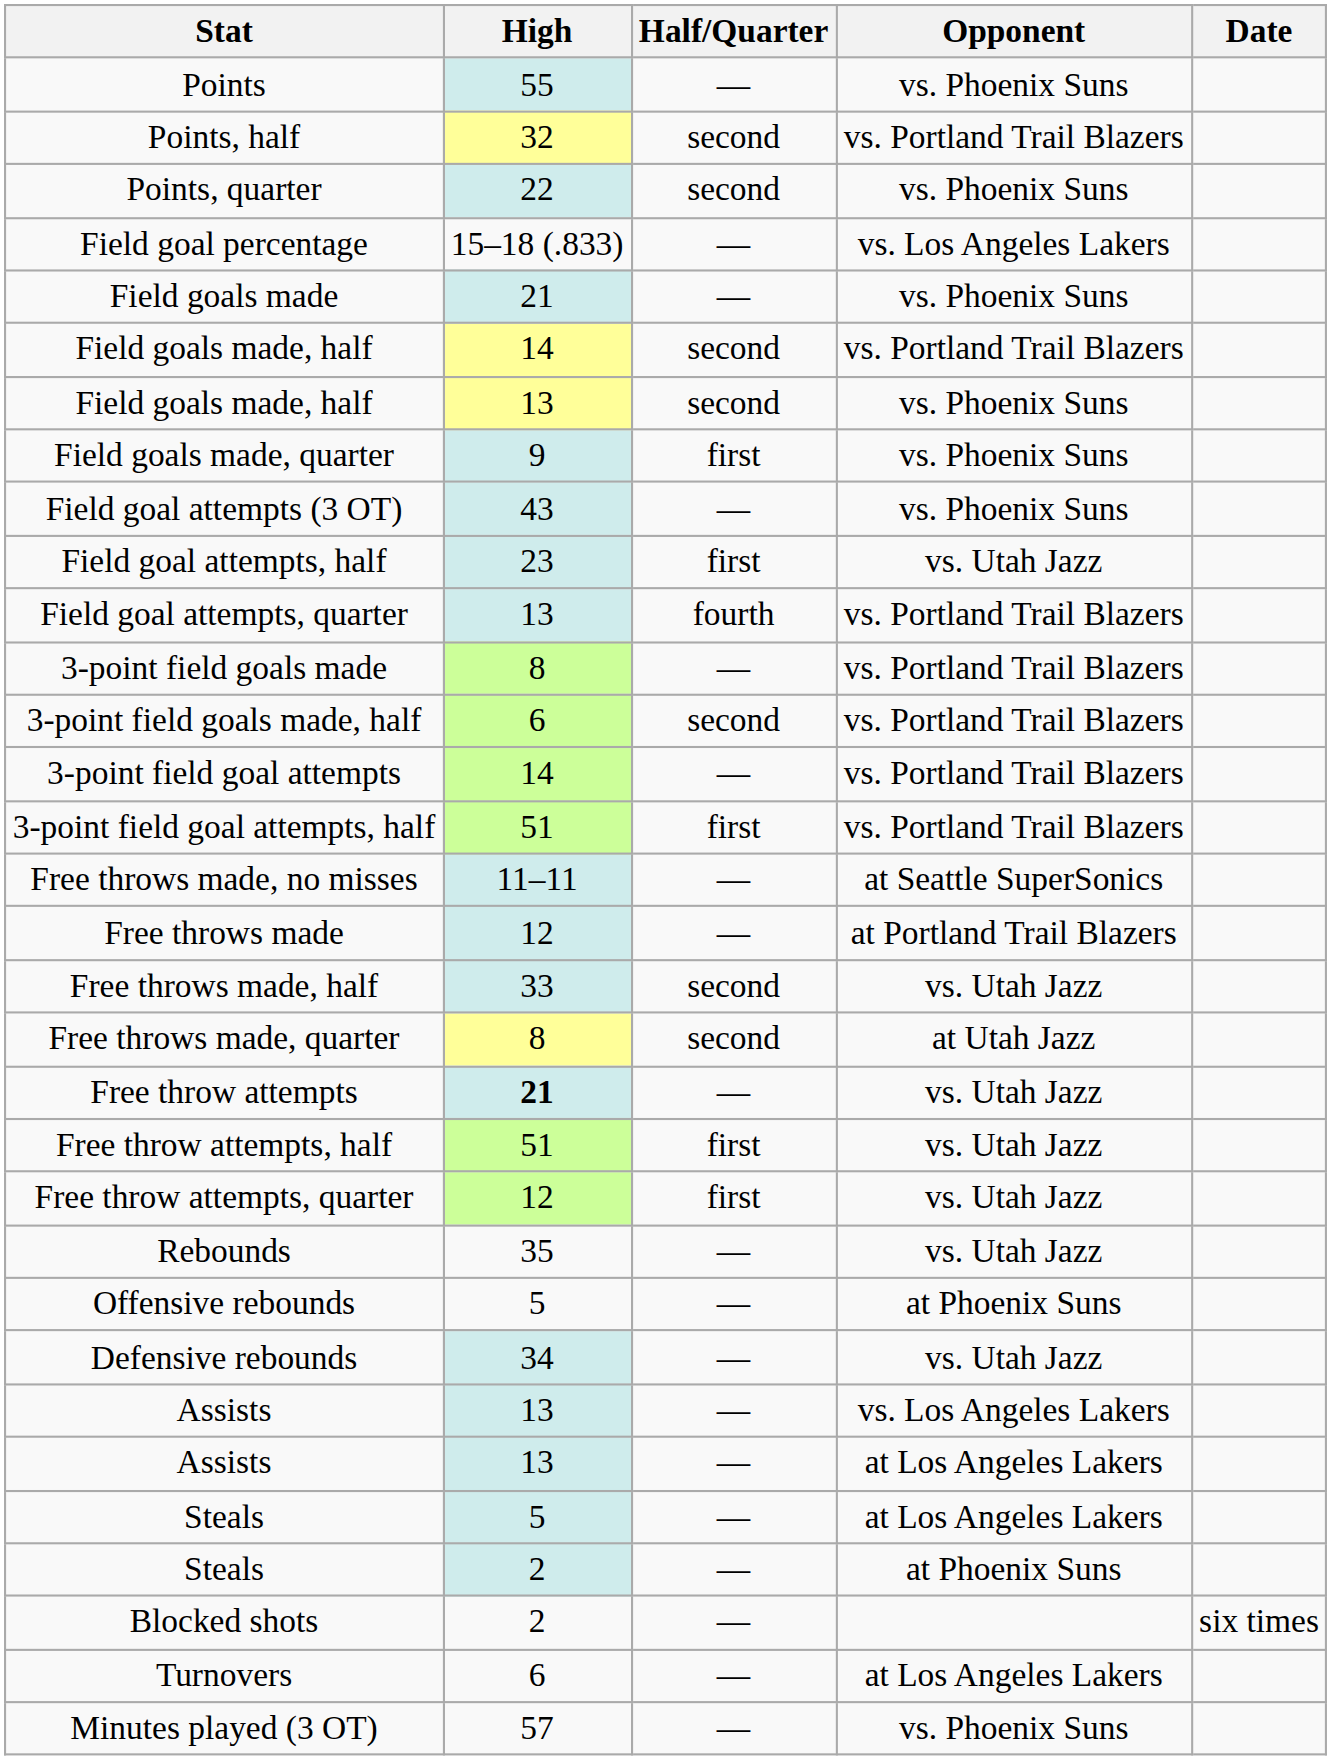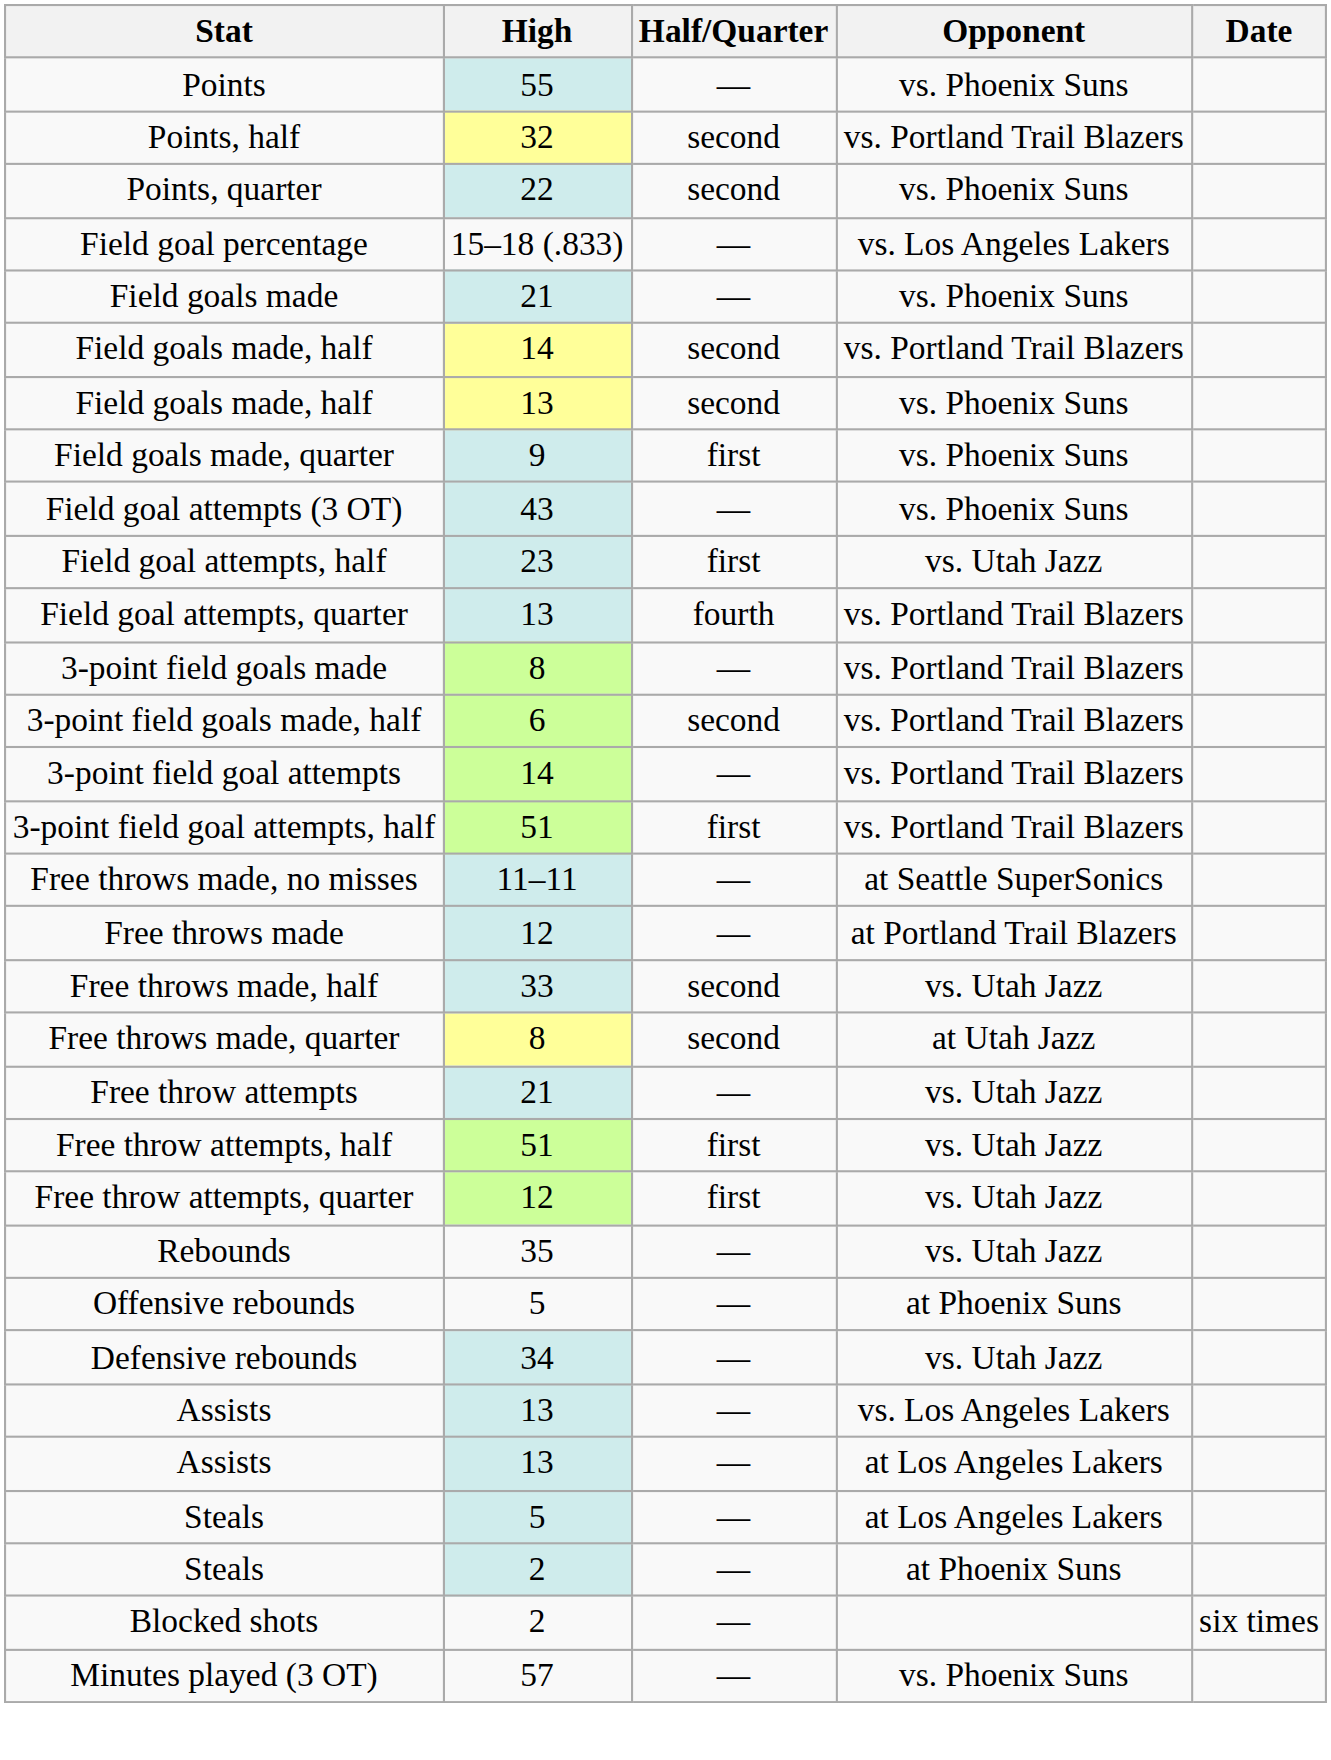(537, 1091) bold -> (537, 1091) normal
- row: (224, 1675)
